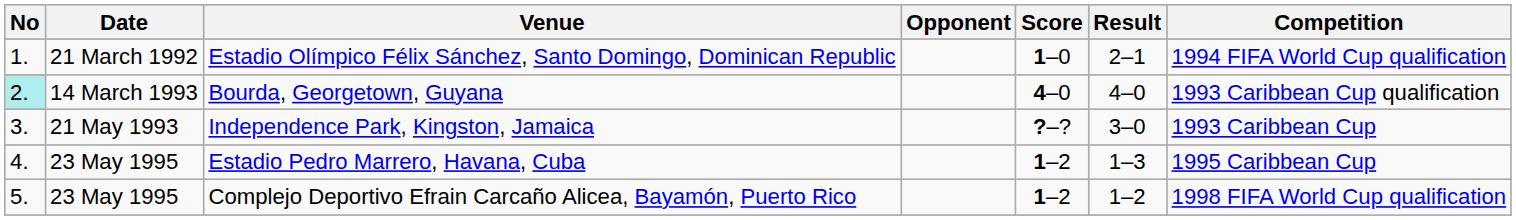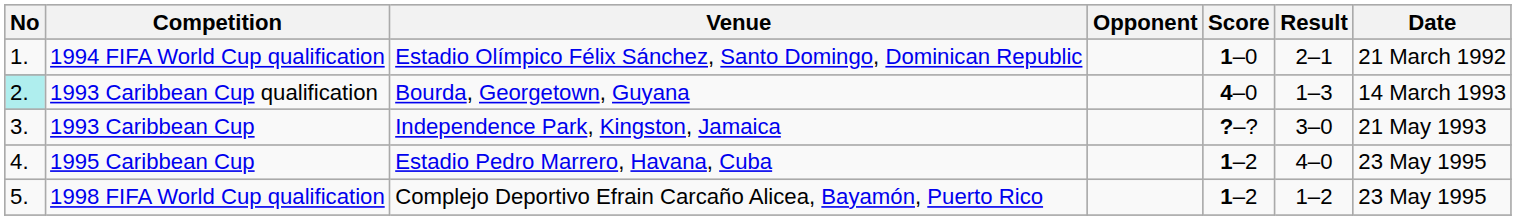columns swapped: (124, 22) <-> (1339, 22)
(1127, 92) 4–0 -> (1314, 92) 1–3
(1127, 162) 1–3 -> (1314, 162) 4–0
